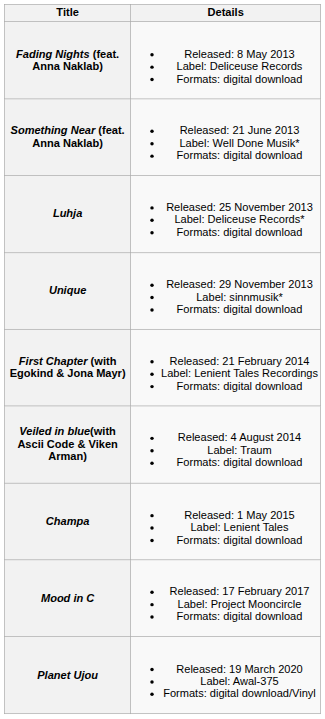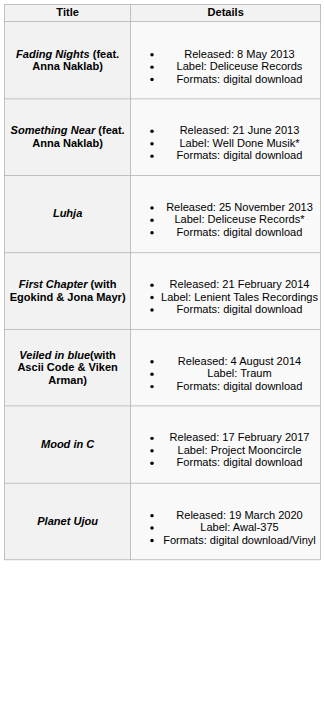- row: (68, 290)
- row: (68, 521)
